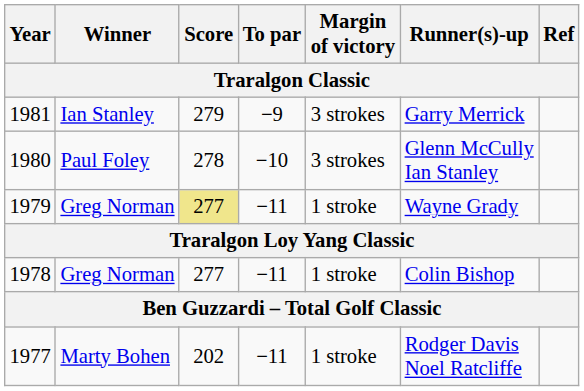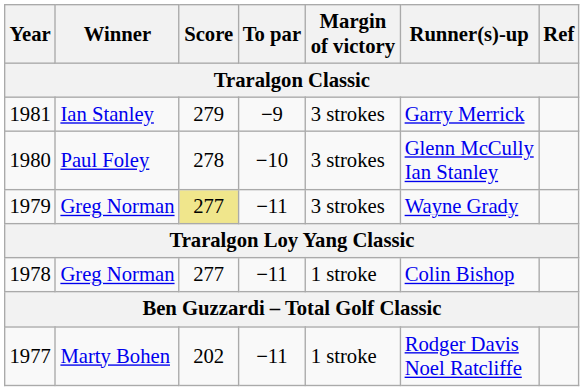(344, 207) 1 stroke -> (348, 207) 3 strokes
